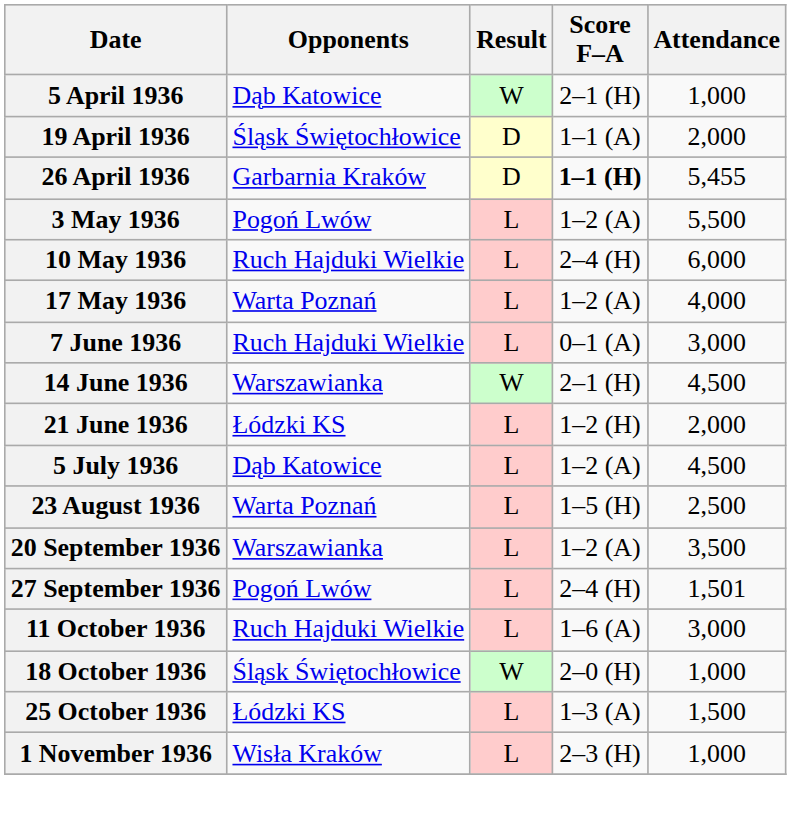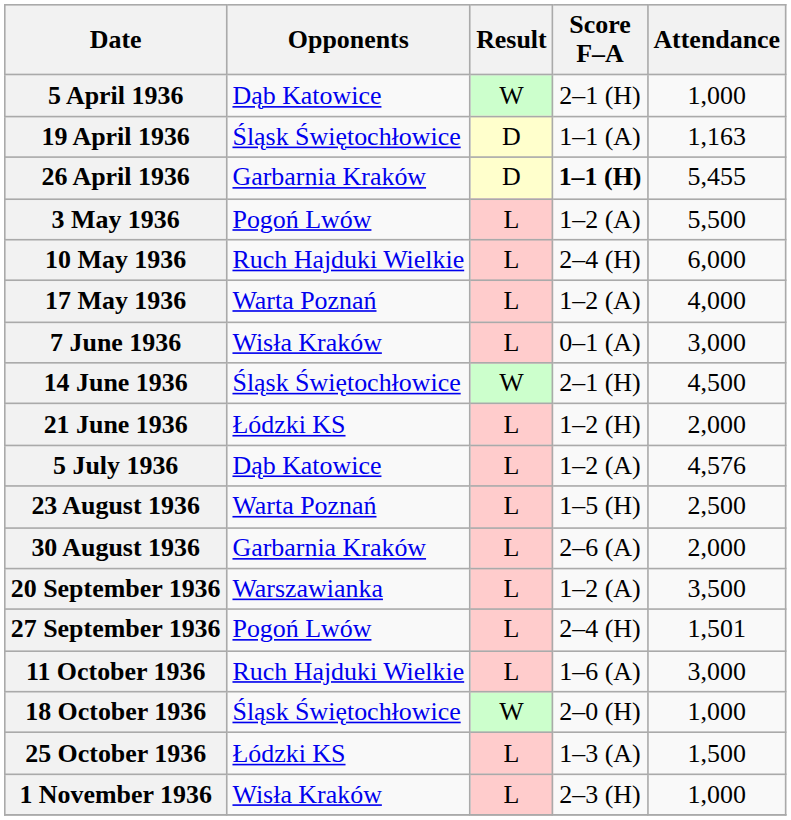(717, 136) 2,000 -> (717, 136) 1,163
(348, 341) Ruch Hajduki Wielkie -> (307, 341) Wisła Kraków
(308, 383) Warszawianka -> (347, 383) Śląsk Świętochłowice
(717, 465) 4,500 -> (717, 465) 4,576
+ row: (116, 547)
